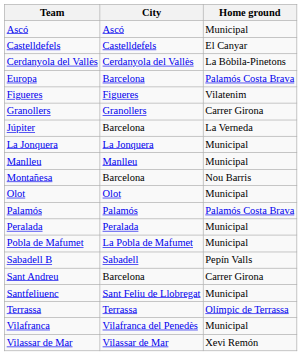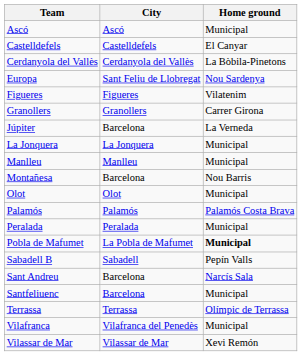(124, 78) Barcelona -> (152, 78) Sant Feliu de Llobregat
(250, 78) Palamós Costa Brava -> (235, 78) Nou Sardenya
(227, 243) normal -> (228, 243) bold
(234, 276) Carrer Girona -> (229, 276) Narcís Sala
(152, 293) Sant Feliu de Llobregat -> (124, 293) Barcelona
